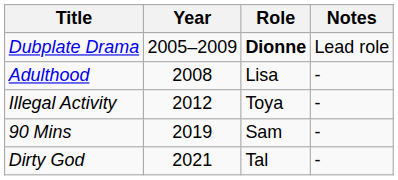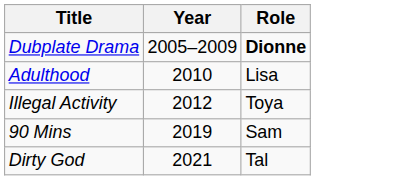- column: (352, 18)
(192, 75) 2008 -> (192, 75) 2010
